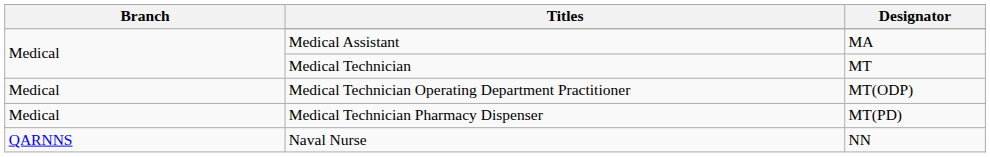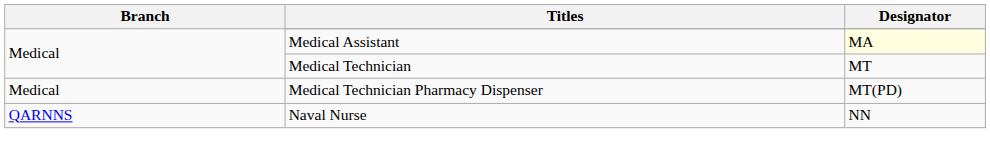(861, 41) no background -> (861, 41) lightyellow background
- row: (459, 90)
